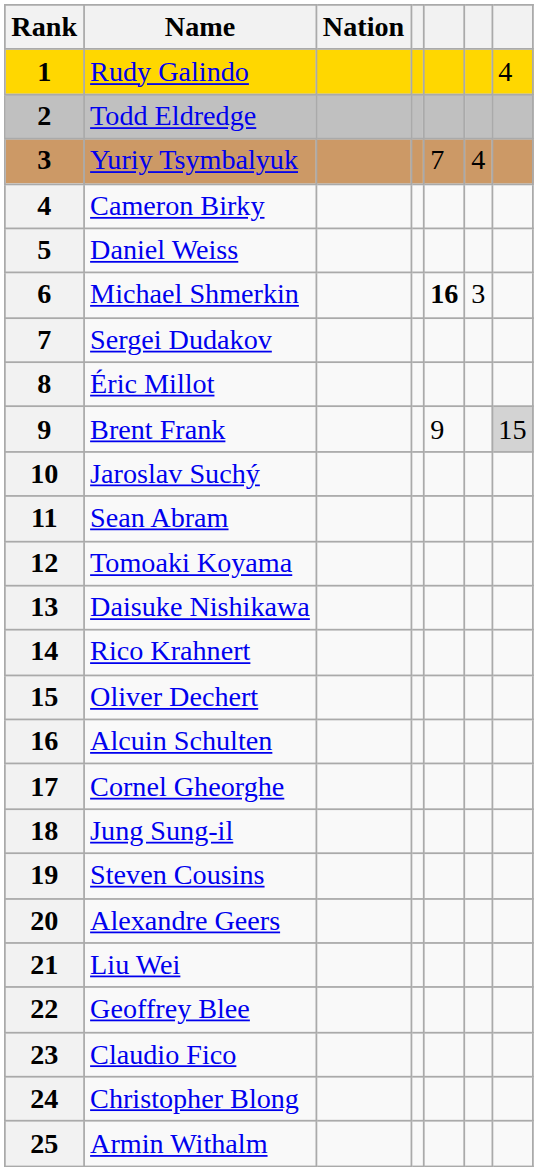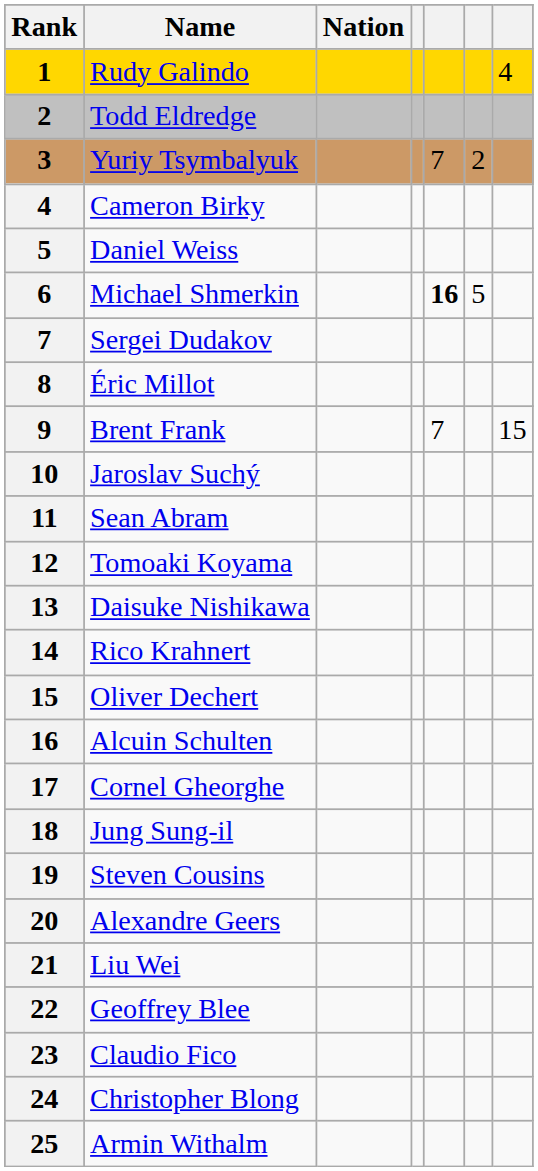(478, 160) 4 -> (478, 160) 2
(478, 294) 3 -> (478, 294) 5
(437, 428) 9 -> (437, 428) 7
(512, 428) lightgrey background -> (512, 428) no background
